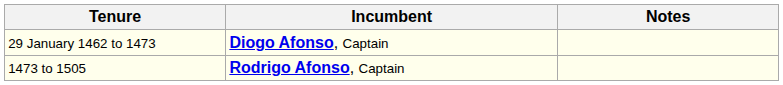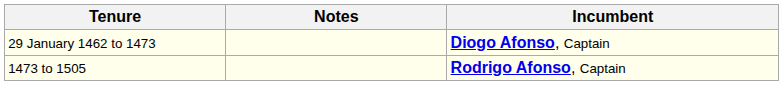columns swapped: (392, 17) <-> (668, 17)
